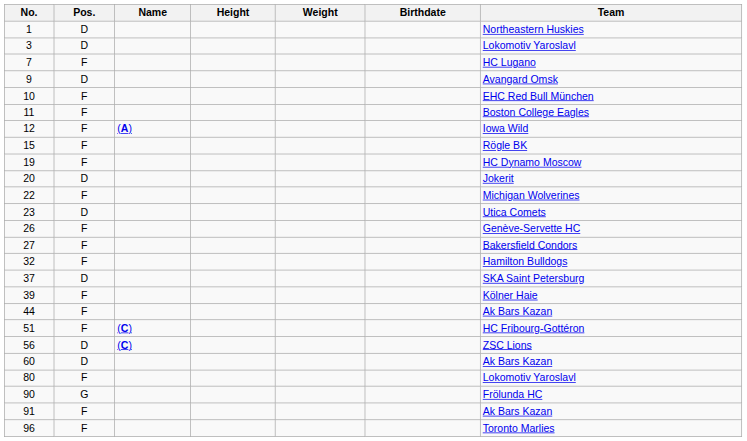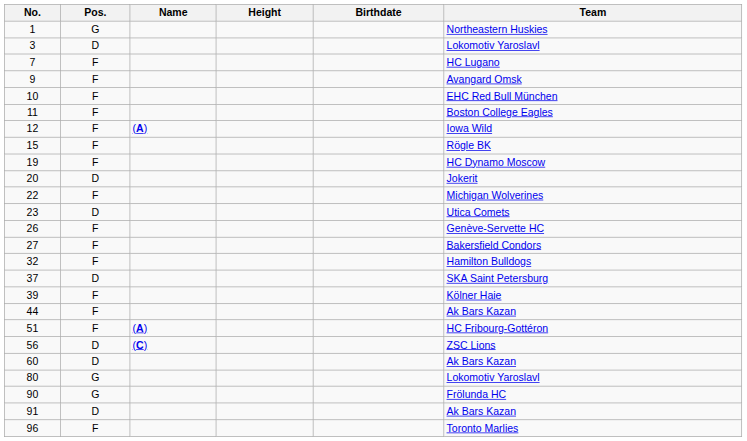- column: (320, 13)
(84, 30) D -> (95, 30) G
(84, 79) D -> (95, 79) F
(125, 329) (C) -> (140, 329) (A)
(84, 378) F -> (95, 378) G
(84, 412) F -> (95, 412) D
